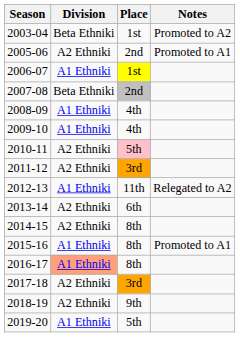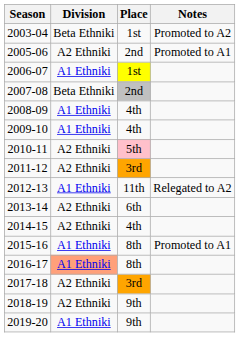(134, 226) 8th -> (134, 226) 4th
(134, 322) 5th -> (134, 322) 9th
